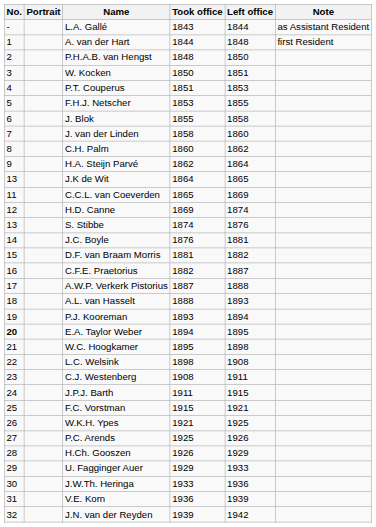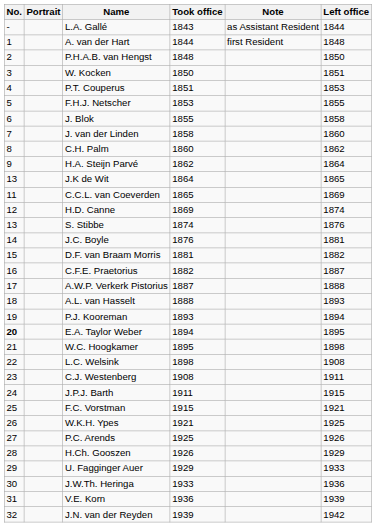columns swapped: (250, 12) <-> (323, 12)
